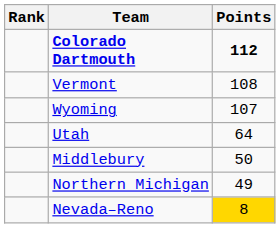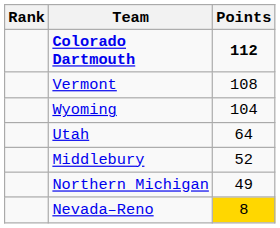(244, 110) 107 -> (244, 110) 104
(244, 160) 50 -> (244, 160) 52
